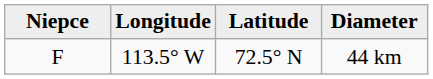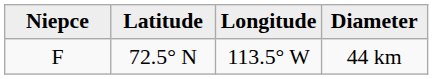columns swapped: (269, 21) <-> (163, 21)
